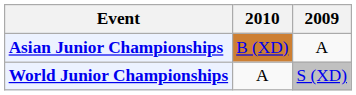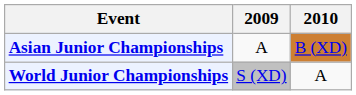columns swapped: (322, 19) <-> (262, 19)
